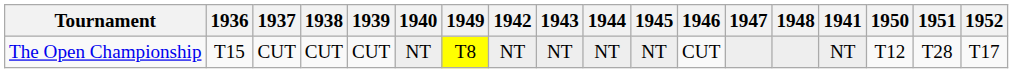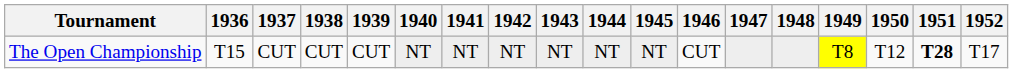columns swapped: (843, 20) <-> (465, 20)
(937, 52) normal -> (937, 52) bold
